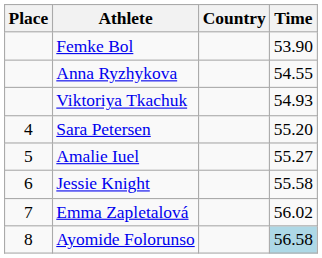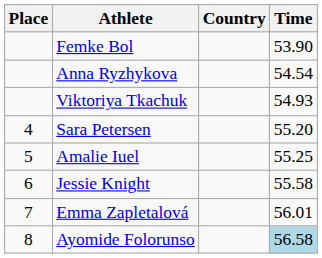(293, 73) 54.55 -> (293, 73) 54.54
(293, 156) 55.27 -> (293, 156) 55.25
(293, 211) 56.02 -> (293, 211) 56.01
